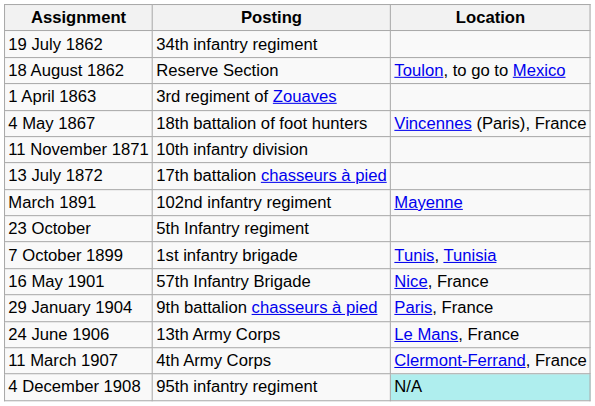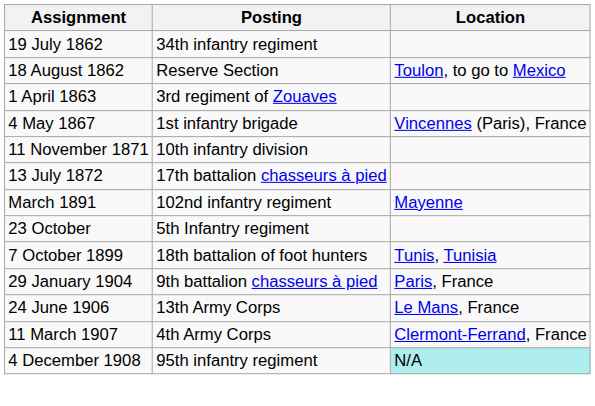(262, 123) 18th battalion of foot hunters -> (227, 123) 1st infantry brigade
(227, 255) 1st infantry brigade -> (262, 255) 18th battalion of foot hunters
- row: (56, 281)
